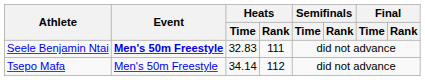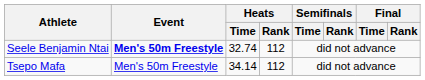(243, 49) 32.83 -> (243, 49) 32.74
(276, 49) 111 -> (276, 49) 112
